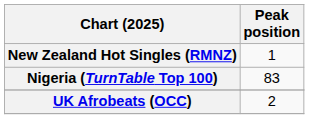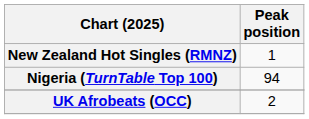(272, 78) 83 -> (272, 78) 94
